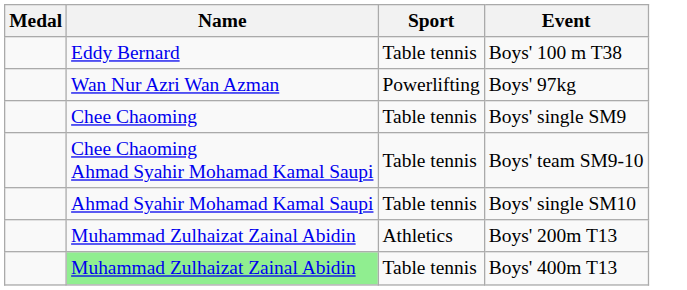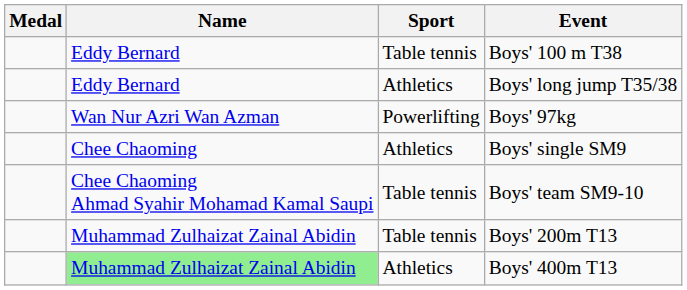+ row: (583, 84)
(430, 116) Table tennis -> (418, 149) Athletics
- row: (562, 204)
(418, 236) Athletics -> (430, 236) Table tennis
(430, 268) Table tennis -> (418, 268) Athletics
